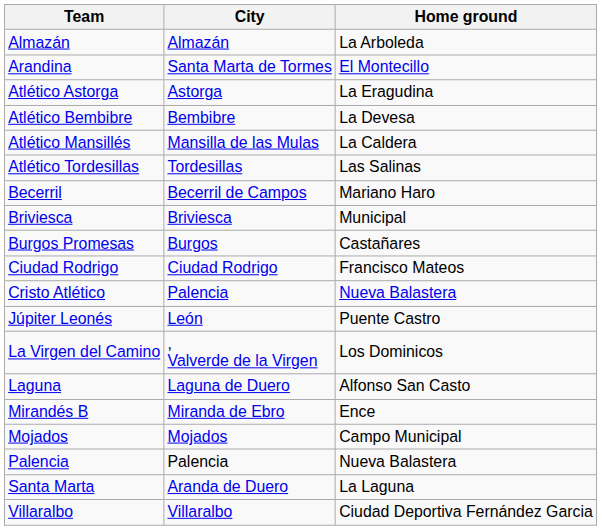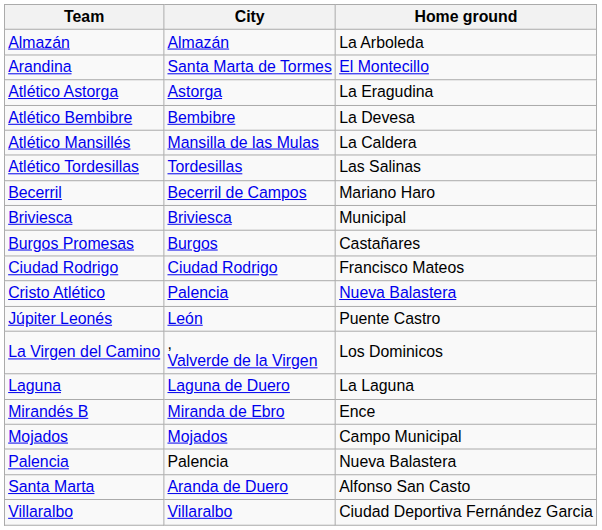(405, 386) Alfonso San Casto -> (377, 386) La Laguna
(377, 487) La Laguna -> (405, 487) Alfonso San Casto
